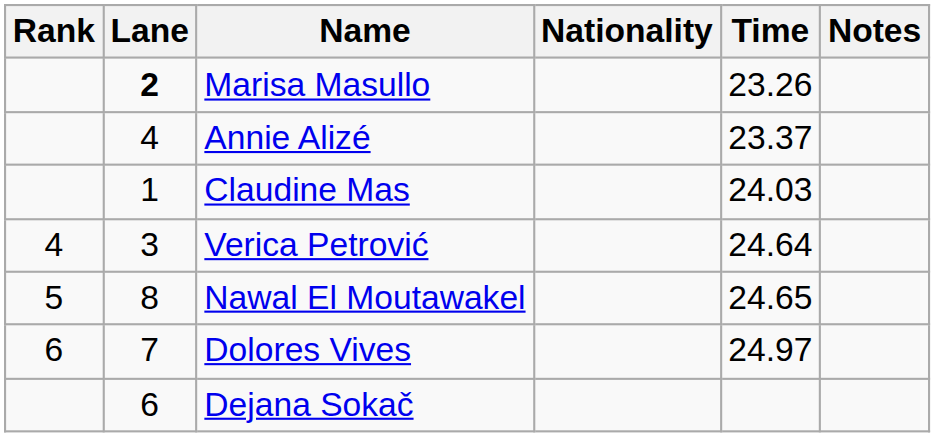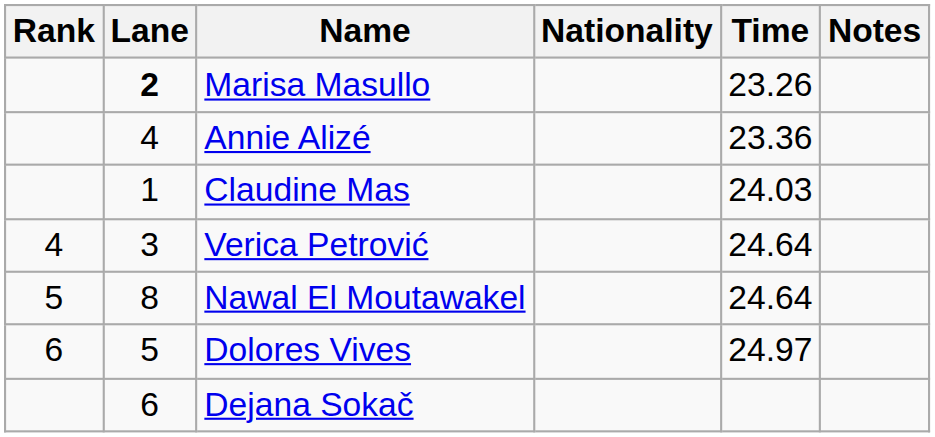(770, 137) 23.37 -> (770, 137) 23.36
(770, 297) 24.65 -> (770, 297) 24.64
(150, 350) 7 -> (150, 350) 5
